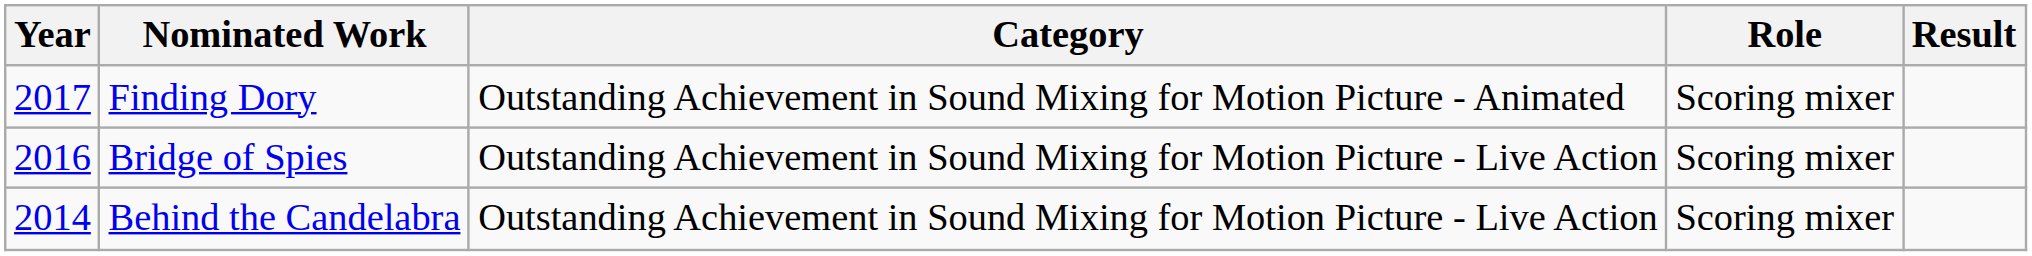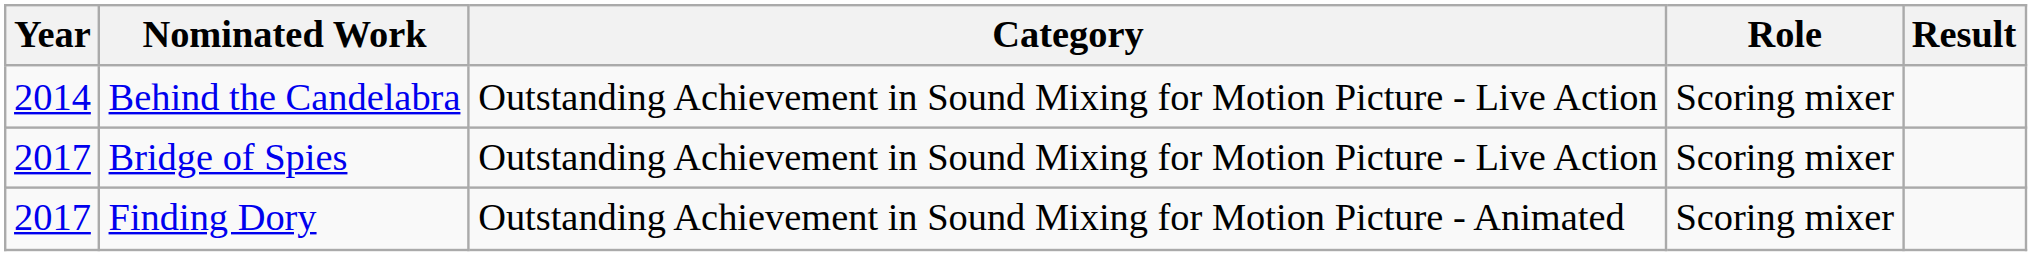rows swapped: (285, 217) <-> (213, 95)
(52, 156) 2016 -> (52, 156) 2017
